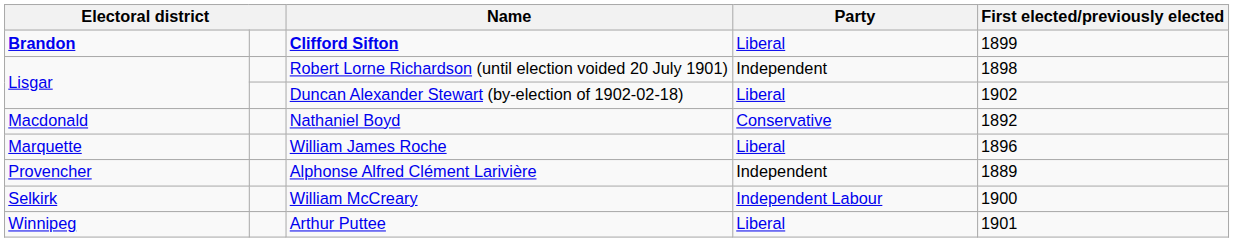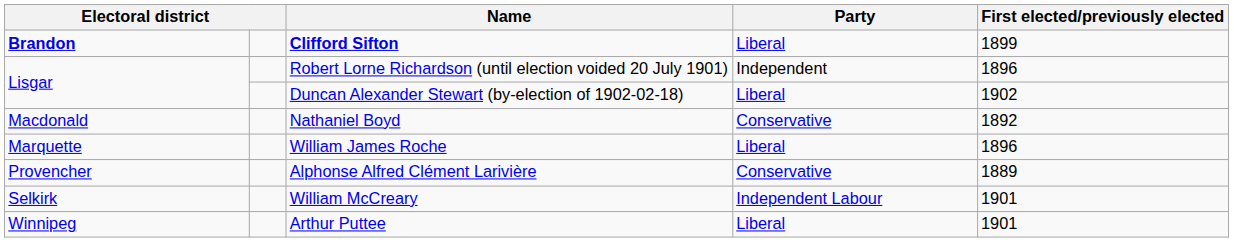(999, 69) 1898 -> (999, 69) 1896
(782, 172) Independent -> (784, 172) Conservative
(999, 198) 1900 -> (999, 198) 1901
